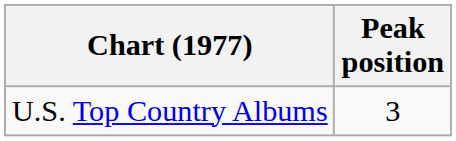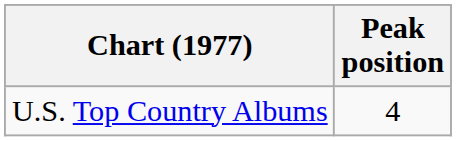(393, 110) 3 -> (393, 110) 4
